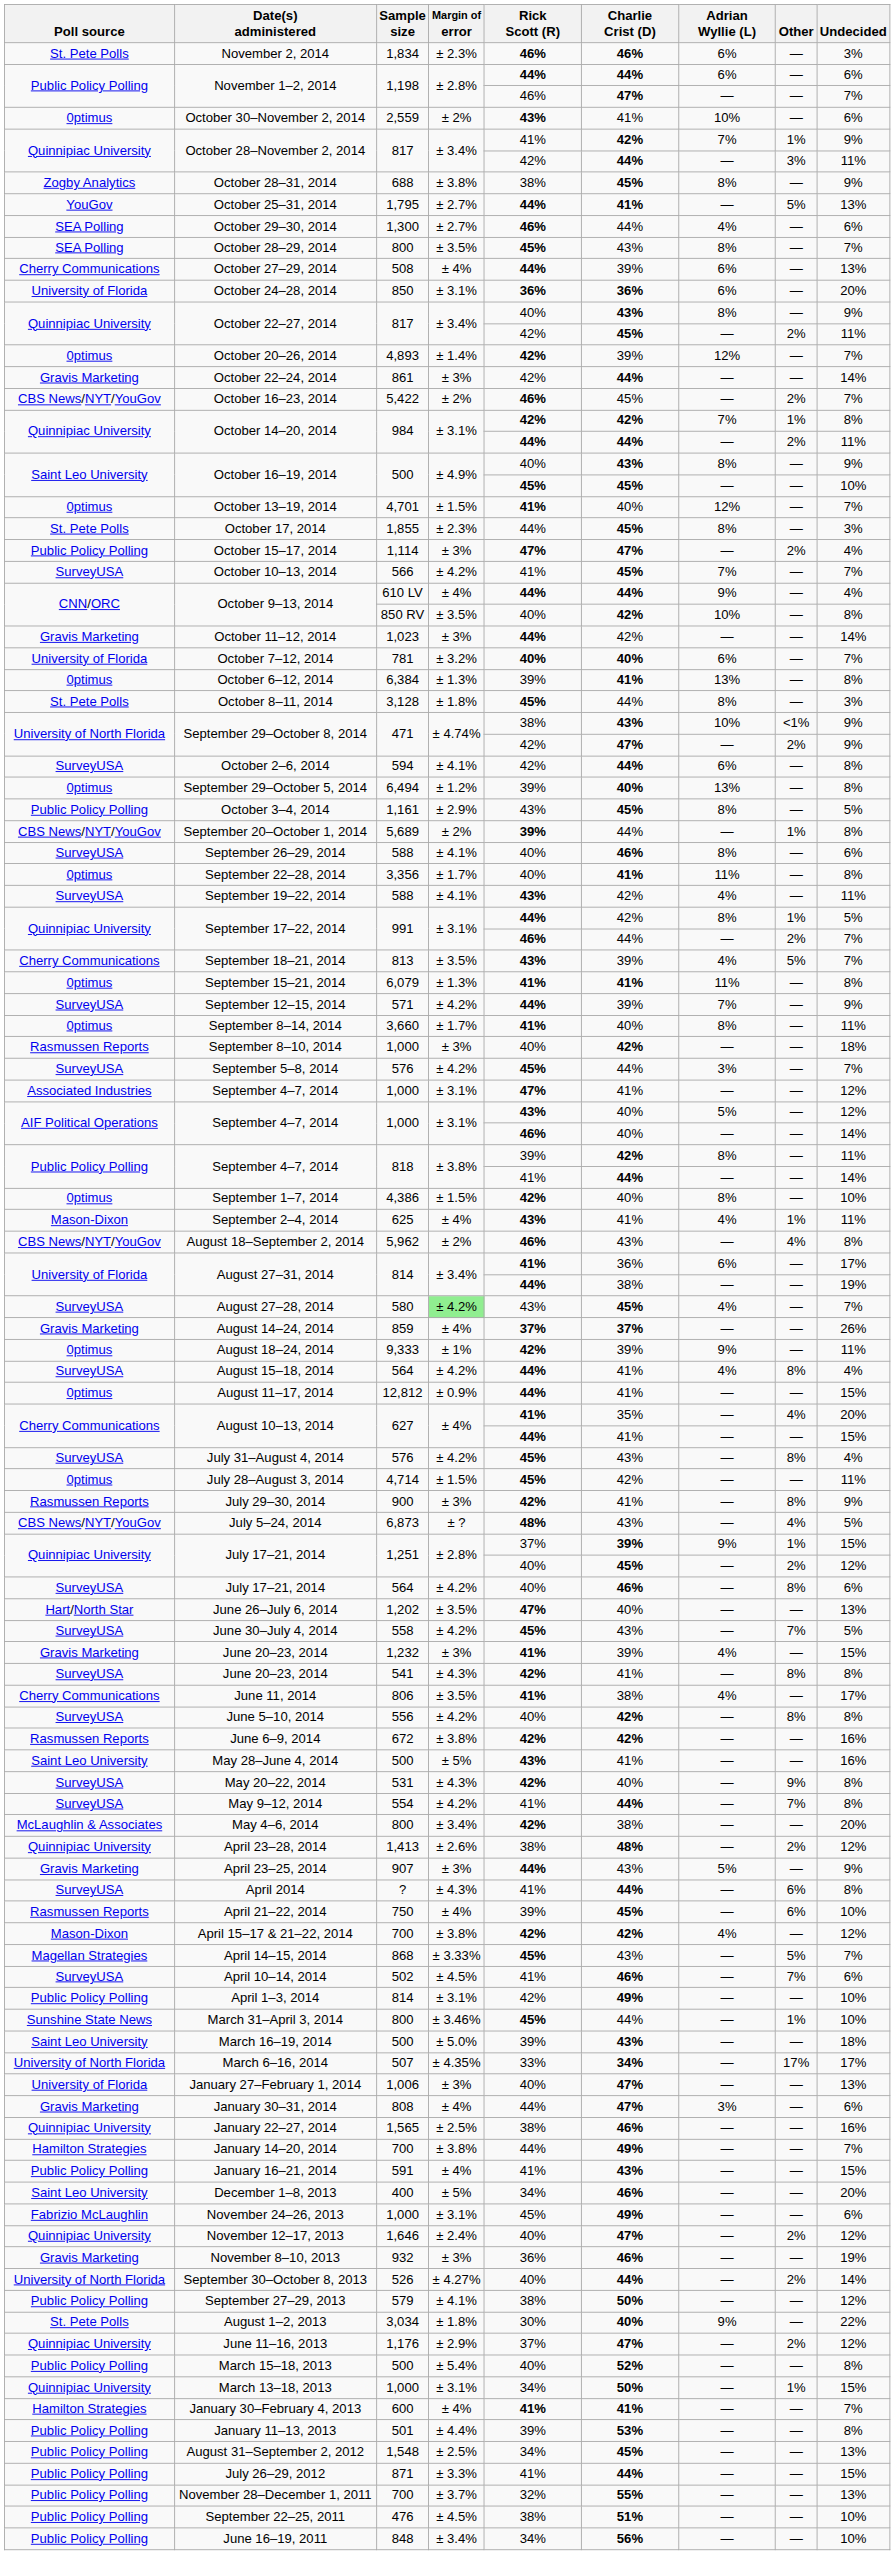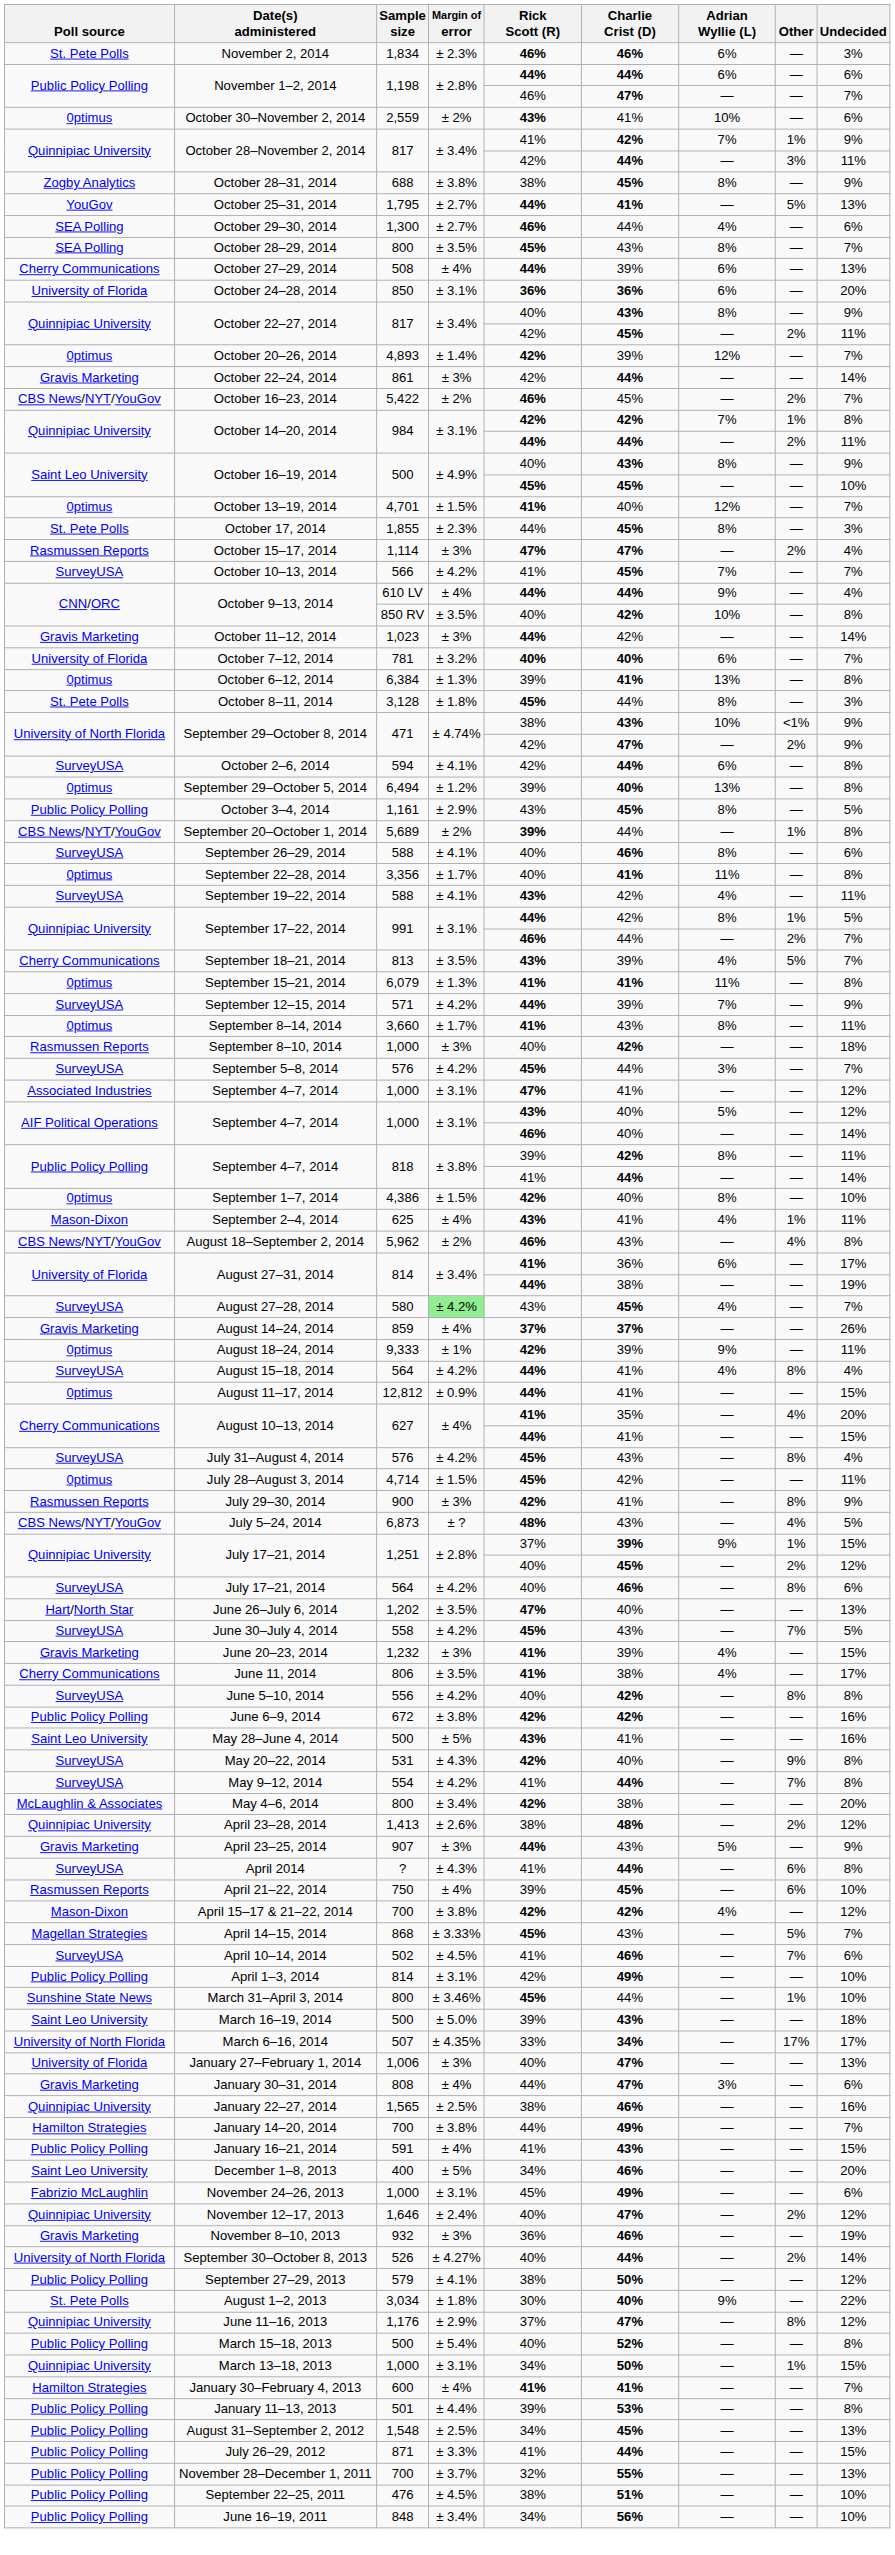(89, 550) Public Policy Polling -> (89, 550) Rasmussen Reports
(630, 1026) 40% -> (630, 1026) 43%
- row: (275, 1674)
(89, 1739) Rasmussen Reports -> (89, 1717) Public Policy Polling
(796, 2344) 2% -> (796, 2323) 8%
